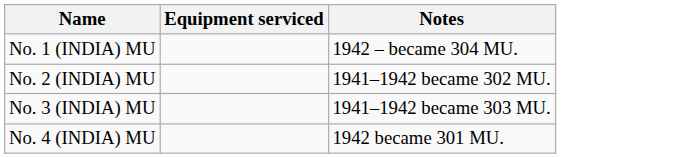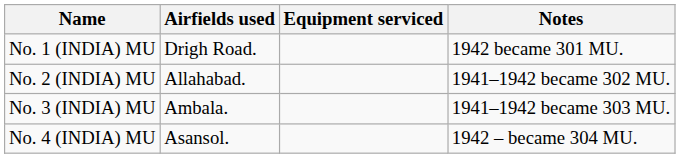+ column: (220, 19)
(425, 49) 1942 – became 304 MU. -> (538, 49) 1942 became 301 MU.
(418, 138) 1942 became 301 MU. -> (545, 138) 1942 – became 304 MU.
